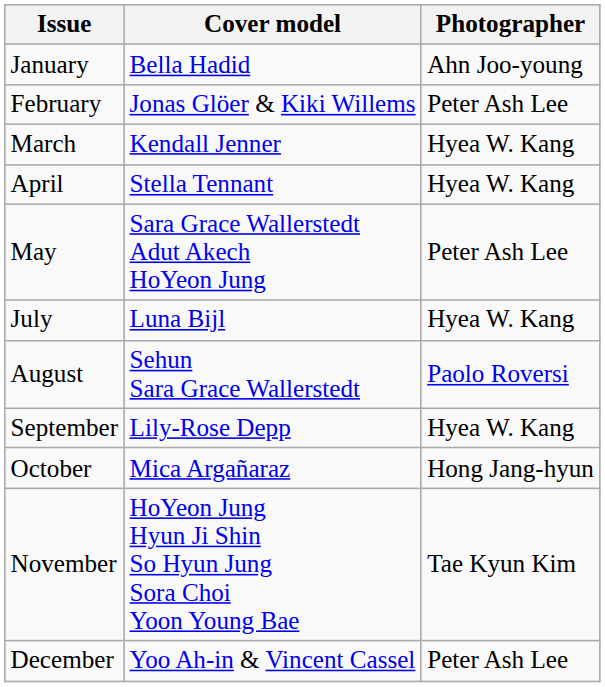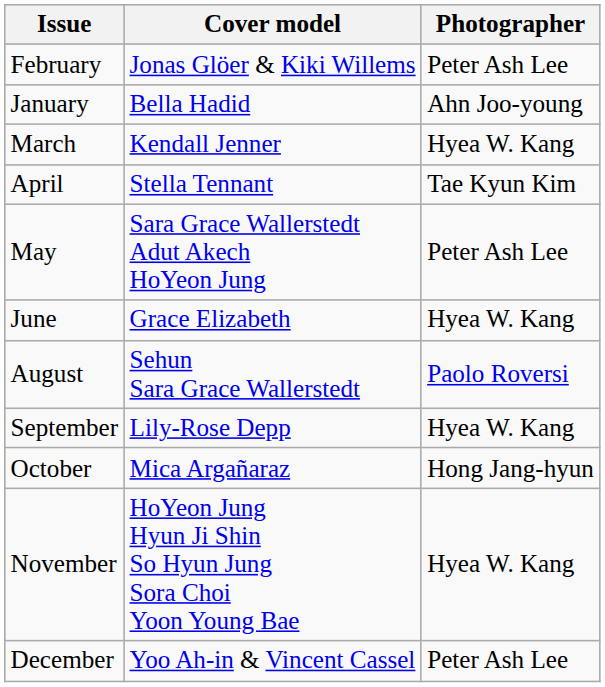rows swapped: (50, 64) <-> (56, 104)
(501, 183) Hyea W. Kang -> (502, 183) Tae Kyun Kim
+ row: (34, 319)
- row: (32, 319)
(502, 564) Tae Kyun Kim -> (501, 564) Hyea W. Kang
